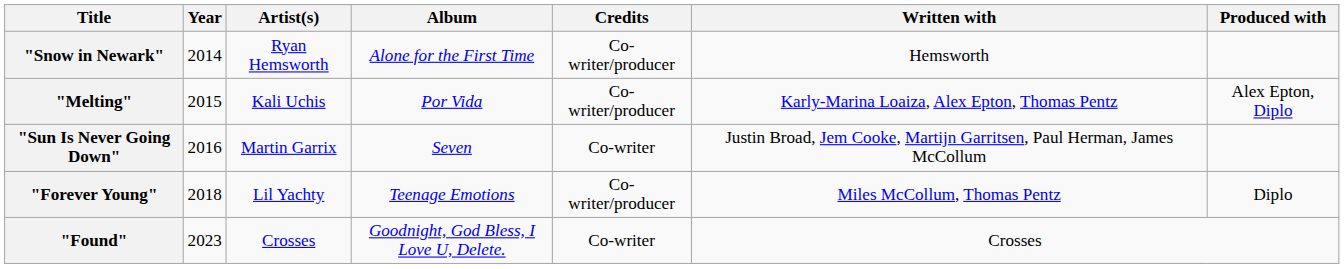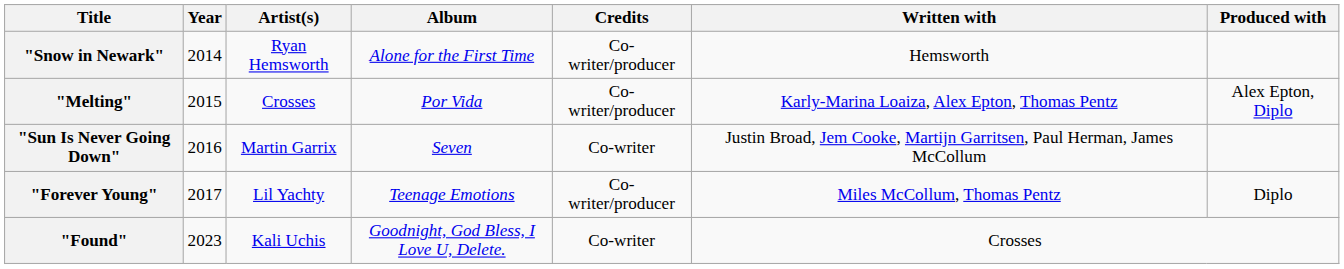(289, 101) Kali Uchis -> (289, 101) Crosses
(205, 194) 2018 -> (205, 194) 2017
(289, 240) Crosses -> (289, 240) Kali Uchis
